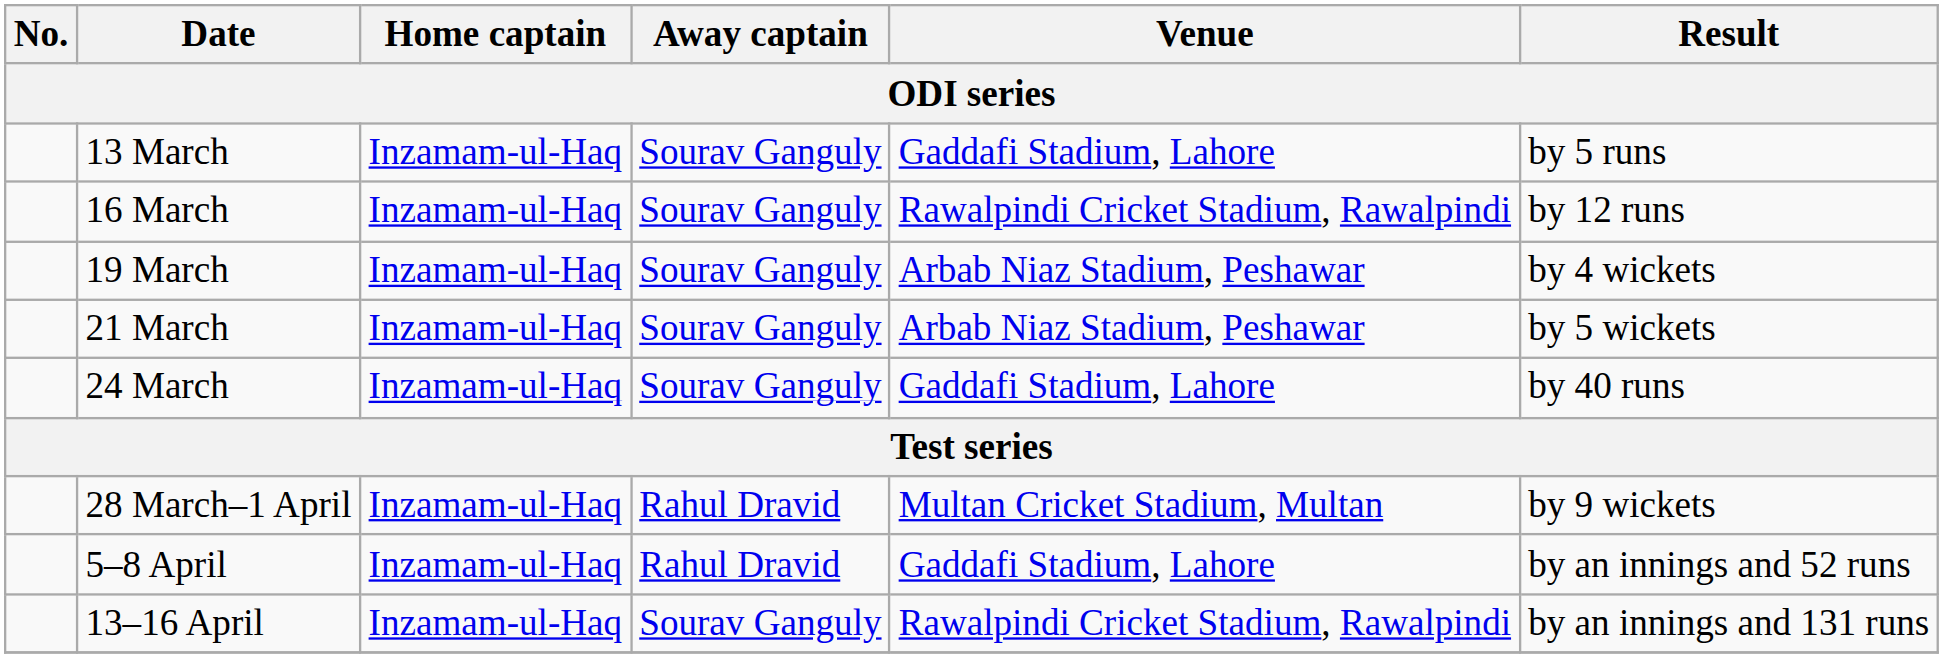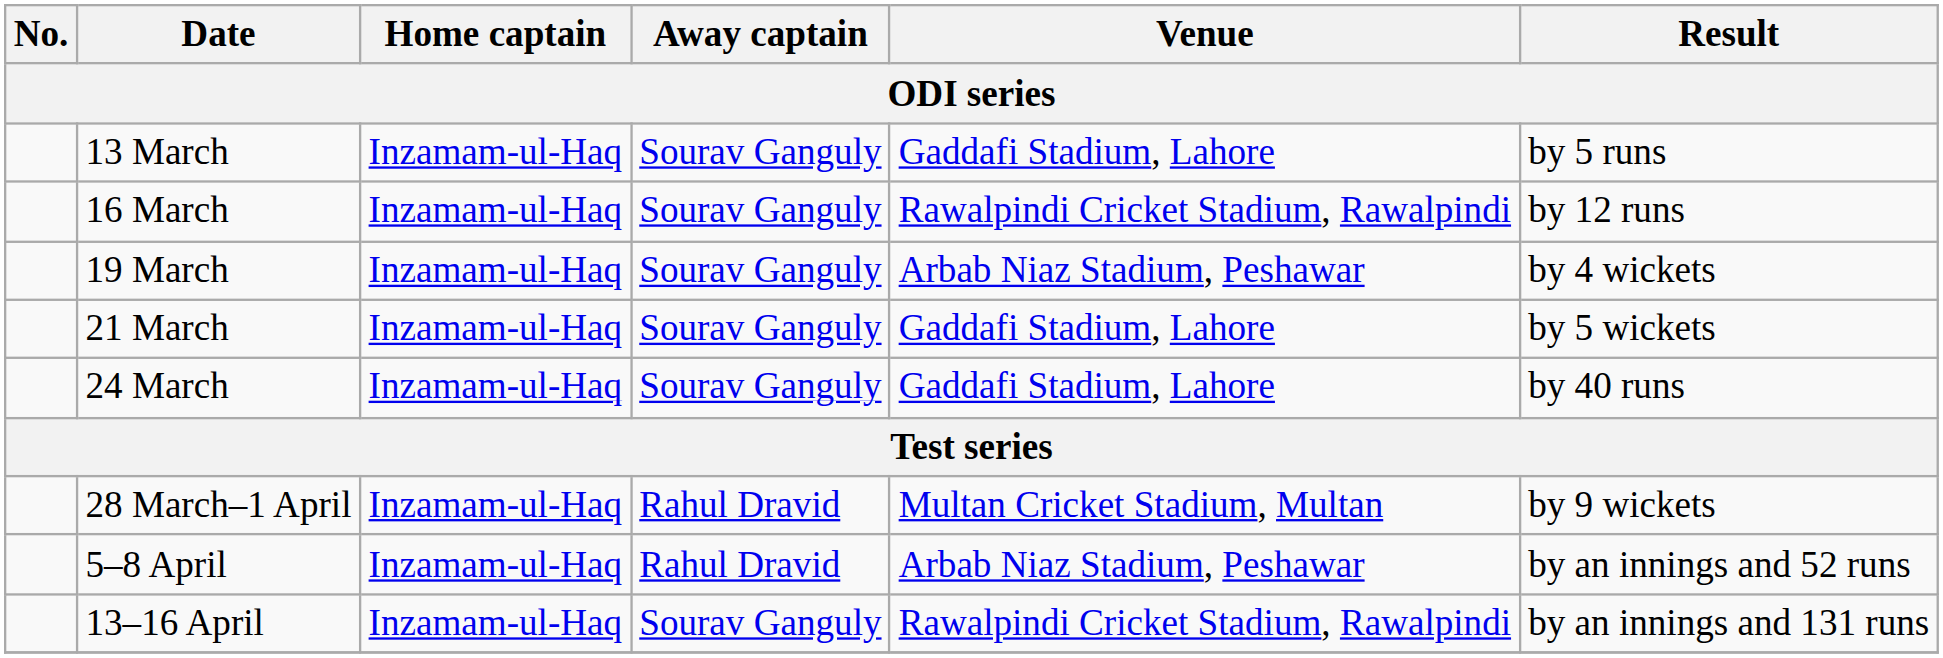(1132, 328) Arbab Niaz Stadium, Peshawar -> (1087, 328) Gaddafi Stadium, Lahore
(1087, 563) Gaddafi Stadium, Lahore -> (1132, 563) Arbab Niaz Stadium, Peshawar
